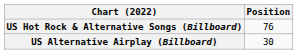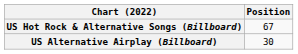(268, 27) 76 -> (268, 27) 67
